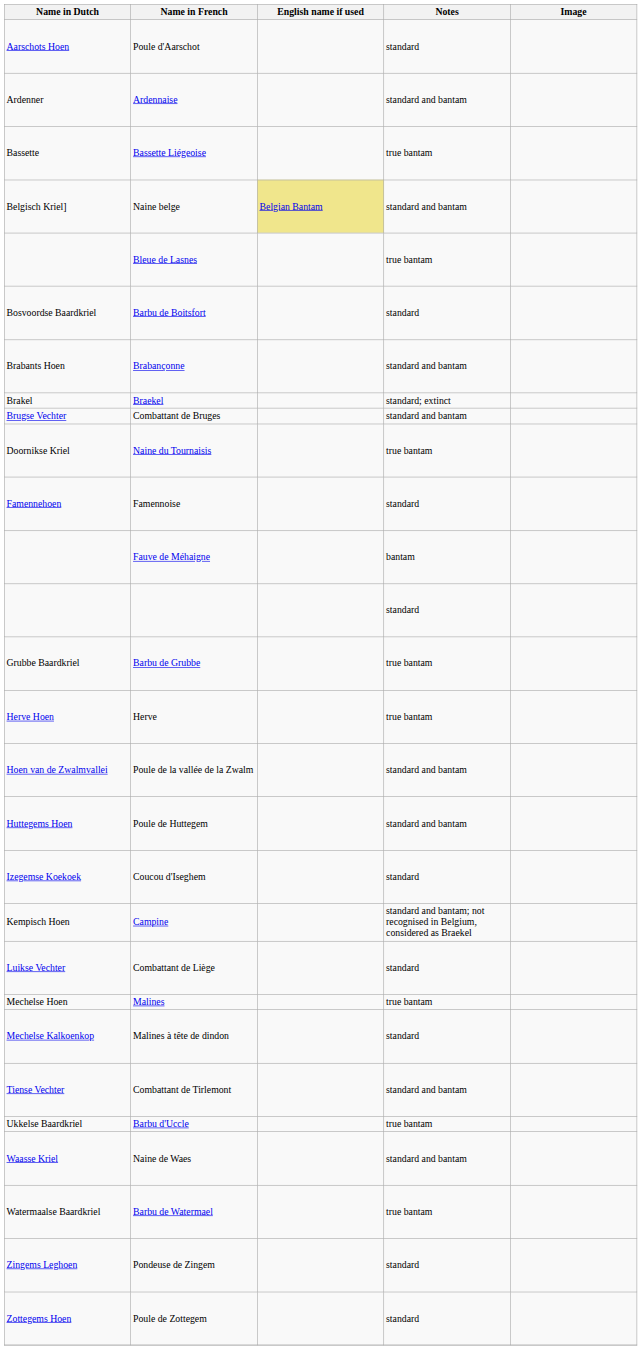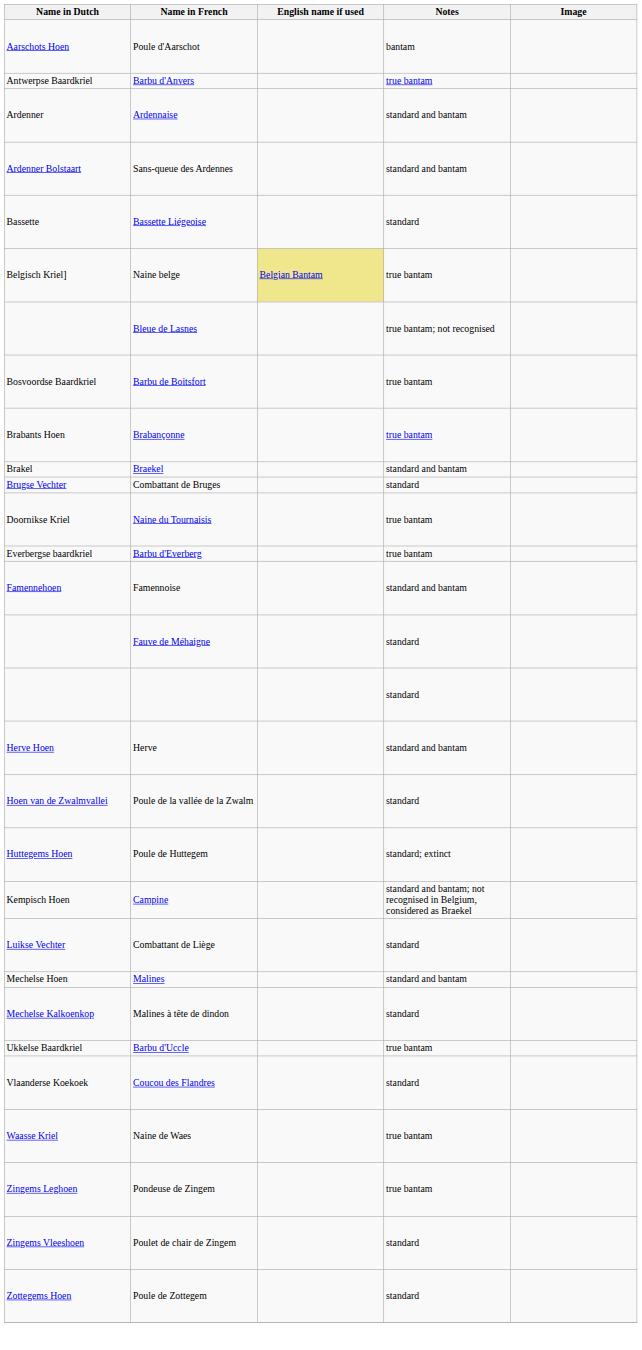(403, 46) standard -> (400, 46) bantam
+ row: (50, 81)
+ row: (44, 168)
(409, 153) true bantam -> (403, 222) standard
(426, 206) standard and bantam -> (409, 275) true bantam
(409, 259) true bantam -> (440, 328) true bantam; not recognised
(403, 313) standard -> (409, 381) true bantam
(426, 366) standard and bantam -> (409, 435) true bantam
(418, 400) standard; extinct -> (426, 469) standard and bantam
(426, 416) standard and bantam -> (403, 485) standard
+ row: (49, 553)
(403, 503) standard -> (426, 588) standard and bantam
(400, 557) bantam -> (403, 641) standard
- row: (43, 663)
(409, 717) true bantam -> (426, 748) standard and bantam
(426, 770) standard and bantam -> (403, 801) standard
(426, 823) standard and bantam -> (418, 854) standard; extinct
- row: (44, 877)
(409, 1002) true bantam -> (426, 979) standard and bantam
- row: (35, 1089)
+ row: (47, 1083)
(426, 1158) standard and bantam -> (409, 1136) true bantam
- row: (53, 1211)
(403, 1265) standard -> (409, 1189) true bantam
+ row: (45, 1242)
